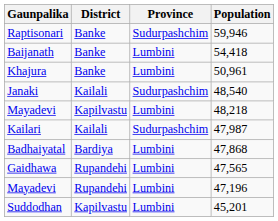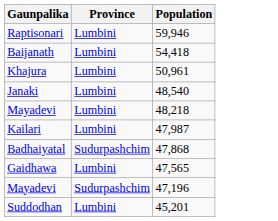- column: (101, 14)
(170, 33) Sudurpashchim -> (95, 33) Lumbini
(170, 91) Sudurpashchim -> (95, 91) Lumbini
(170, 129) Sudurpashchim -> (95, 129) Lumbini
(154, 149) Lumbini -> (112, 149) Sudurpashchim
(154, 187) Lumbini -> (112, 187) Sudurpashchim
